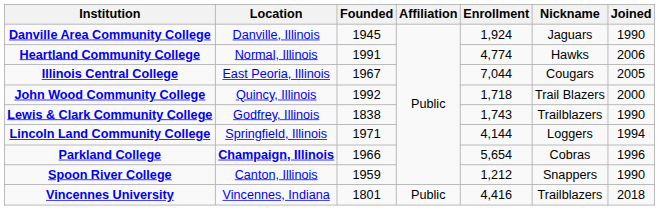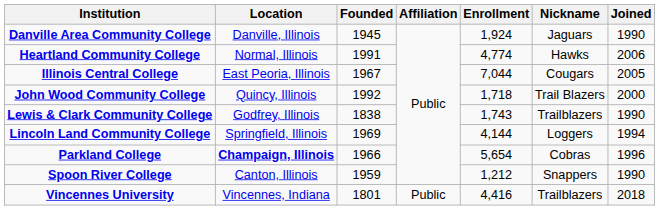(367, 134) 1971 -> (367, 134) 1969
